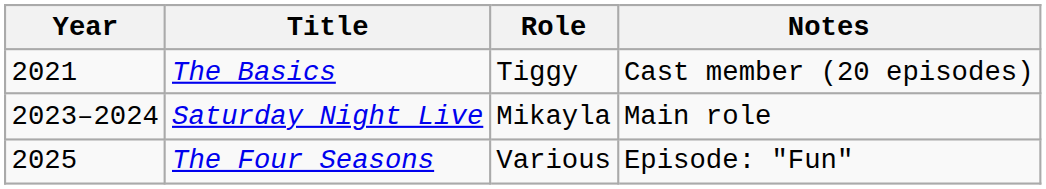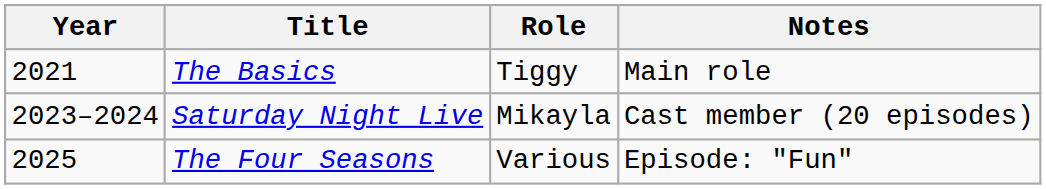(829, 72) Cast member (20 episodes) -> (698, 72) Main role
(698, 116) Main role -> (829, 116) Cast member (20 episodes)
